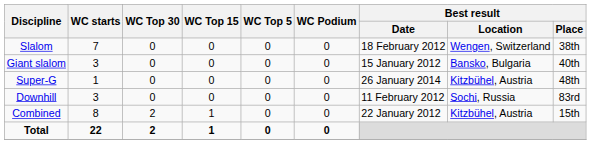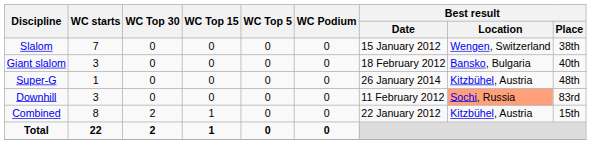(403, 47) 18 February 2012 -> (401, 47) 15 January 2012
(401, 63) 15 January 2012 -> (403, 63) 18 February 2012
(483, 97) no background -> (483, 97) lightsalmon background
